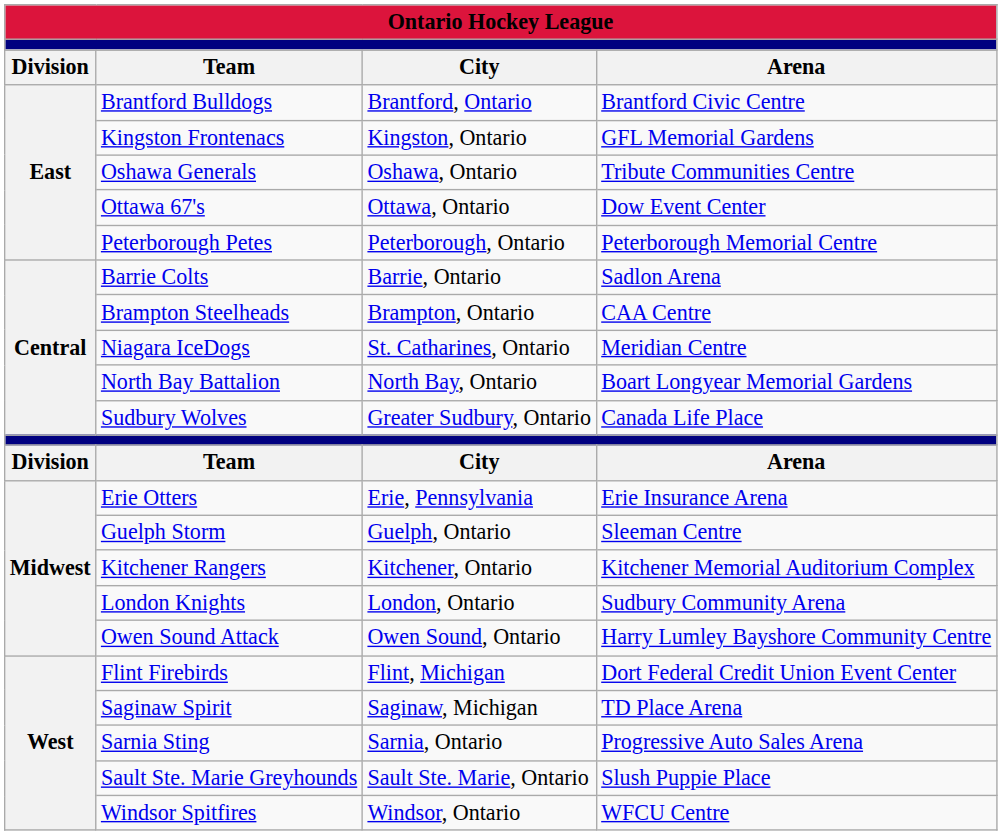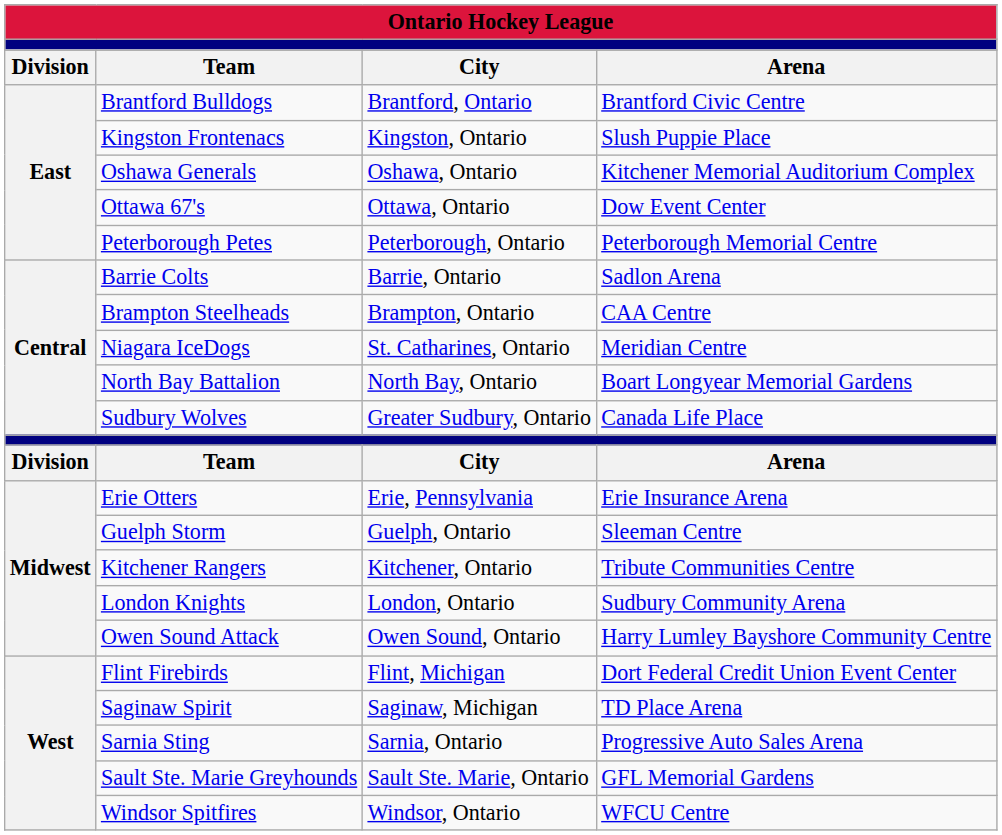(707, 137) GFL Memorial Gardens -> (686, 137) Slush Puppie Place
(728, 172) Tribute Communities Centre -> (788, 172) Kitchener Memorial Auditorium Complex
(788, 567) Kitchener Memorial Auditorium Complex -> (728, 567) Tribute Communities Centre
(686, 777) Slush Puppie Place -> (707, 777) GFL Memorial Gardens
